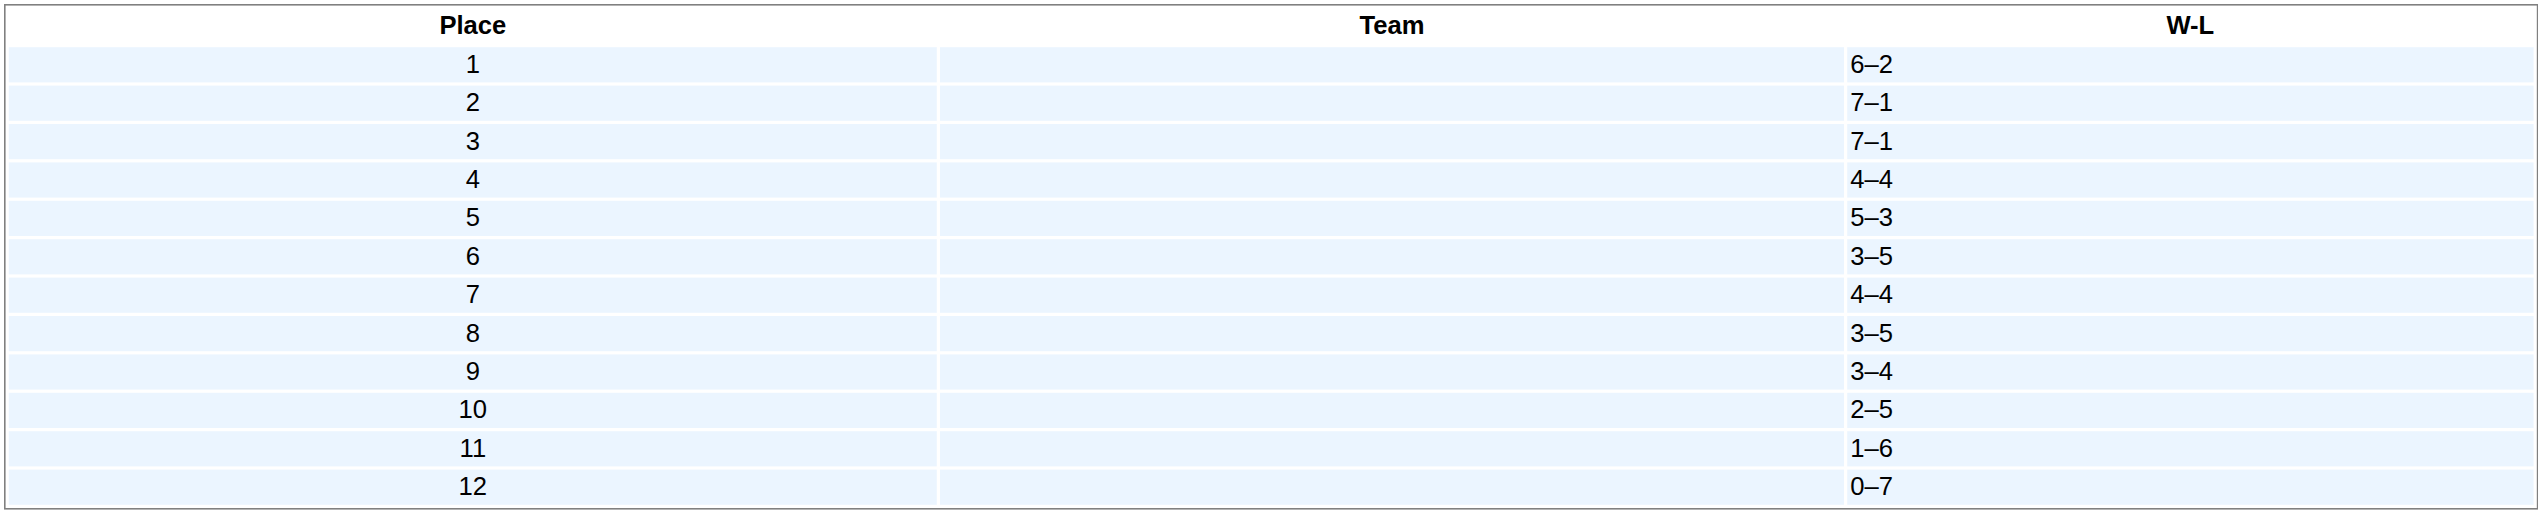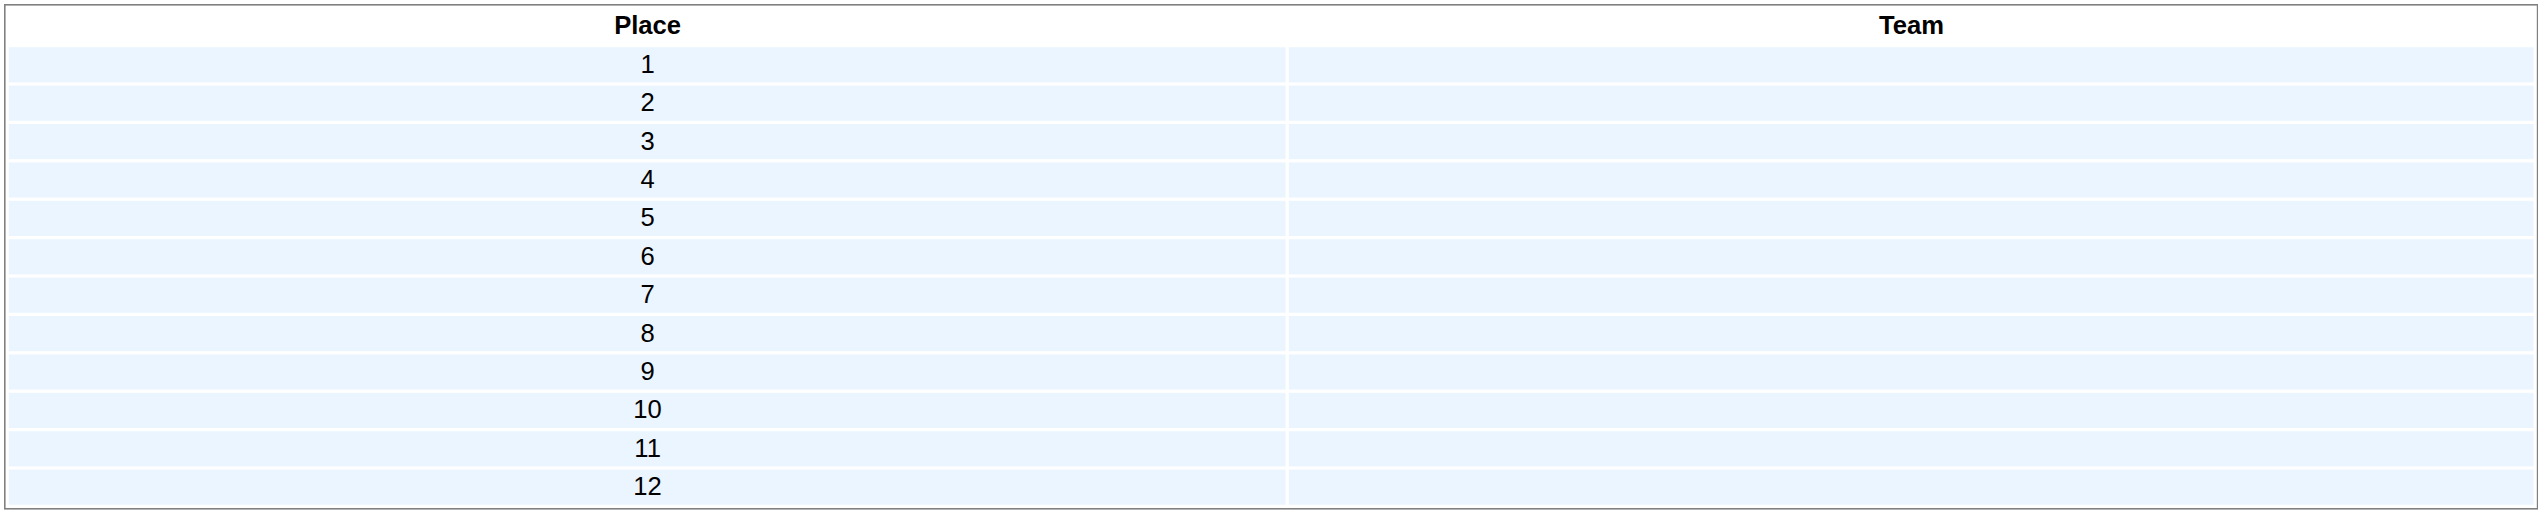- column: (2190, 26)
